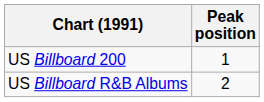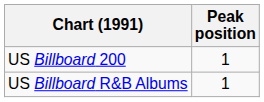(225, 84) 2 -> (225, 84) 1
